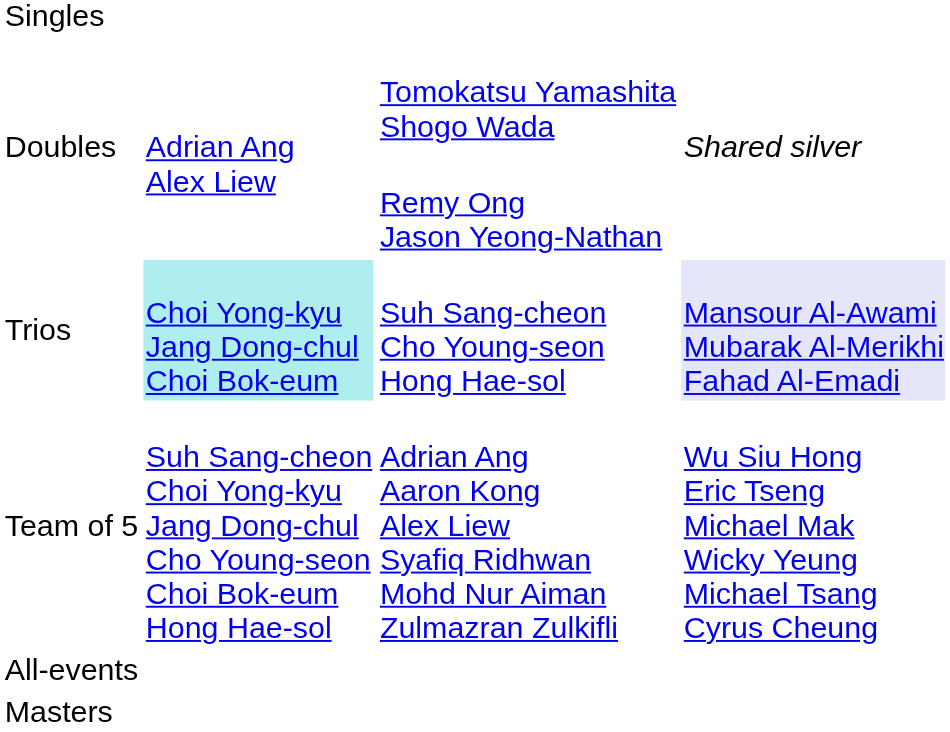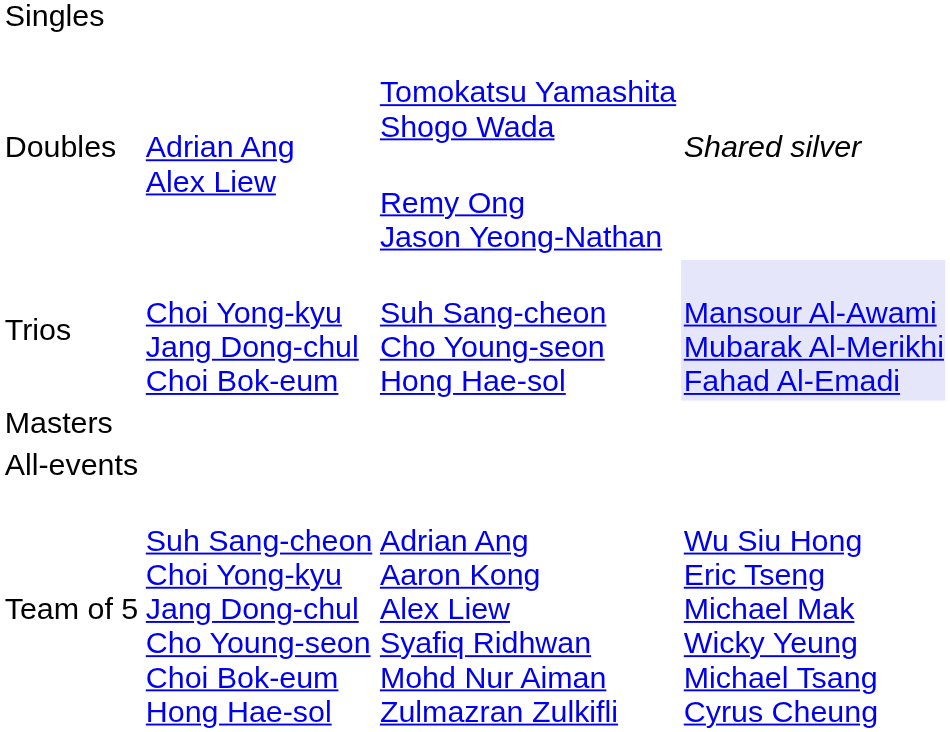(252, 346) paleturquoise background -> (252, 346) no background
rows swapped: (71, 525) <-> (59, 711)
